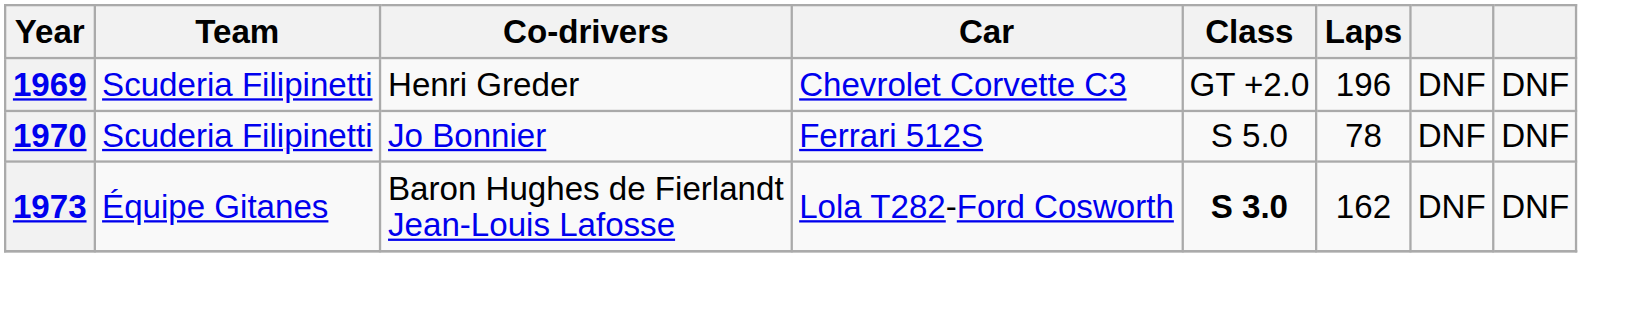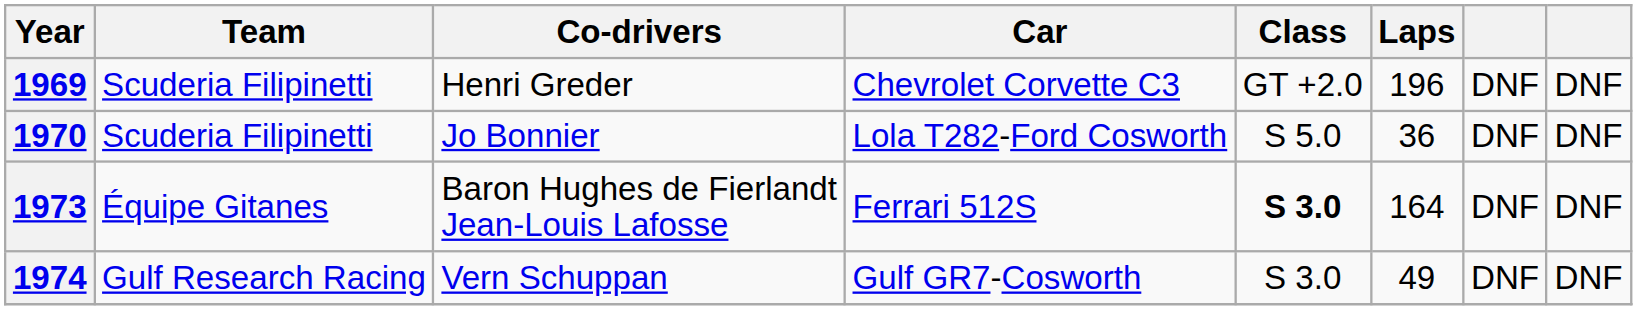(891, 136) Ferrari 512S -> (1040, 136) Lola T282-Ford Cosworth
(1363, 136) 78 -> (1417, 136) 36
(987, 207) Lola T282-Ford Cosworth -> (945, 207) Ferrari 512S
(1363, 207) 162 -> (1417, 207) 164
+ row: (50, 278)
